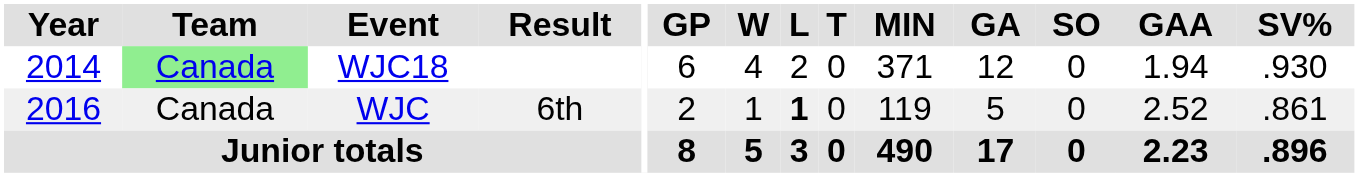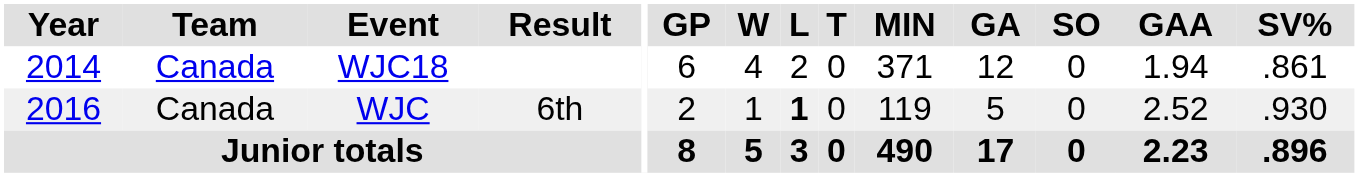(215, 66) lightgreen background -> (215, 66) no background
(1295, 66) .930 -> (1295, 66) .861
(1295, 108) .861 -> (1295, 108) .930
